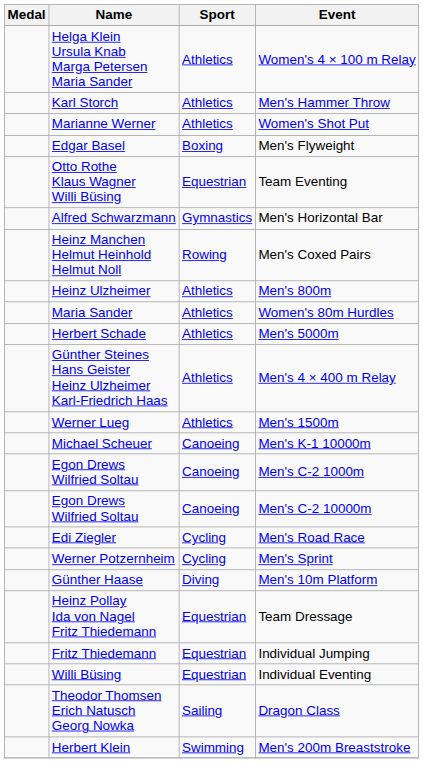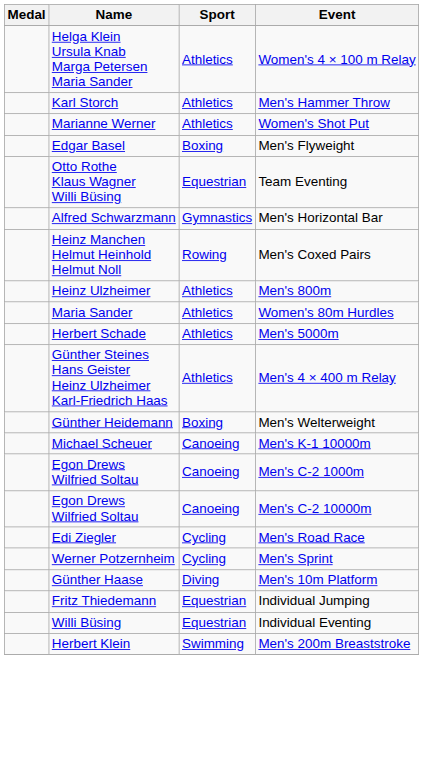- row: (299, 422)
+ row: (317, 422)
- row: (305, 616)
- row: (299, 710)
